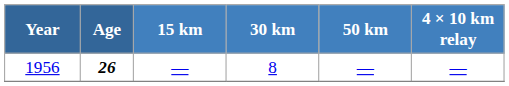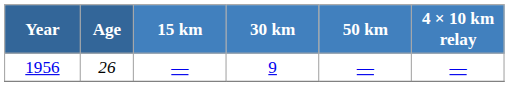(107, 67) bold -> (107, 67) normal
(273, 67) 8 -> (273, 67) 9
